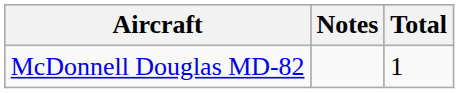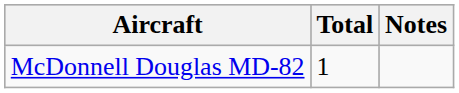columns swapped: (419, 25) <-> (347, 25)
